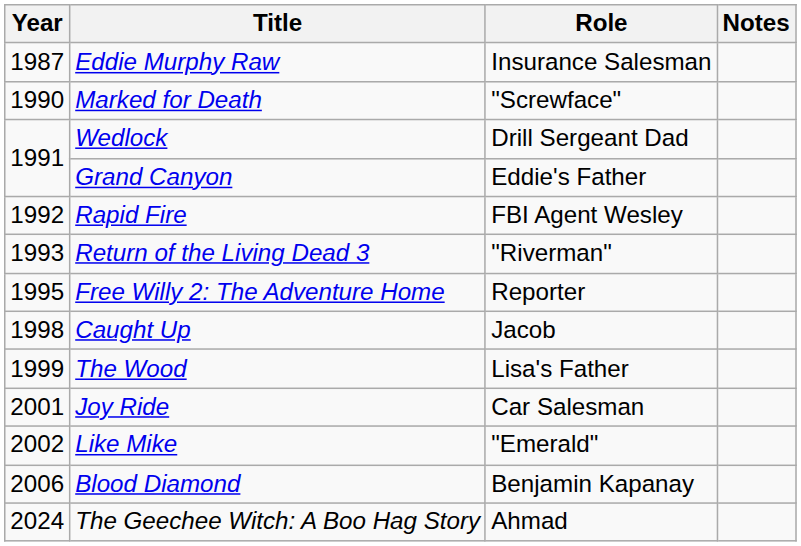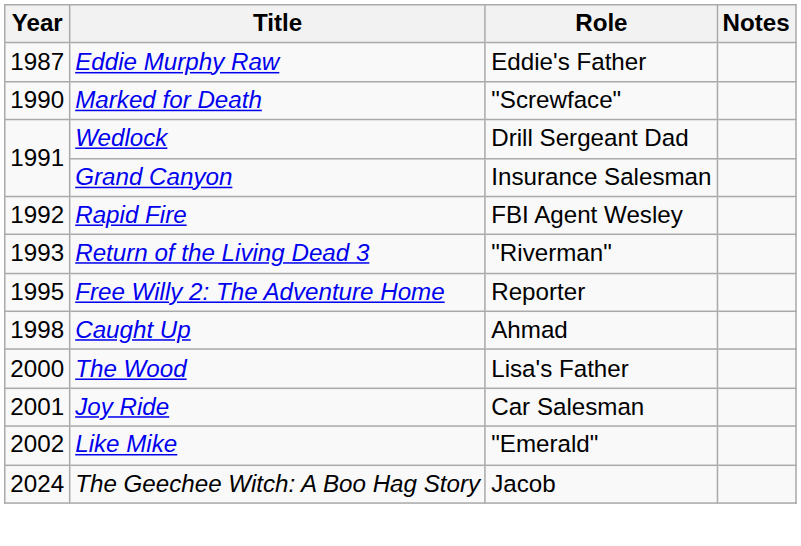(601, 61) Insurance Salesman -> (569, 61) Eddie's Father
(569, 176) Eddie's Father -> (601, 176) Insurance Salesman
(523, 330) Jacob -> (530, 330) Ahmad
(37, 368) 1999 -> (37, 368) 2000
- row: (158, 483)
(530, 521) Ahmad -> (523, 483) Jacob
